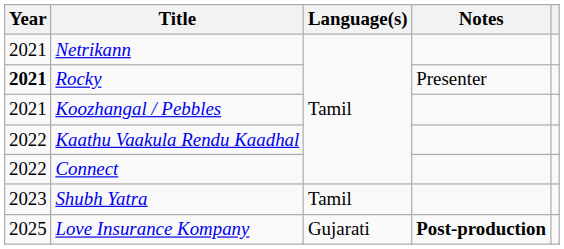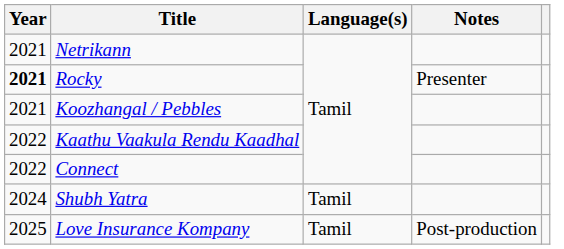(28, 199) 2023 -> (28, 199) 2024
(339, 229) Gujarati -> (330, 229) Tamil
(481, 229) bold -> (477, 229) normal
